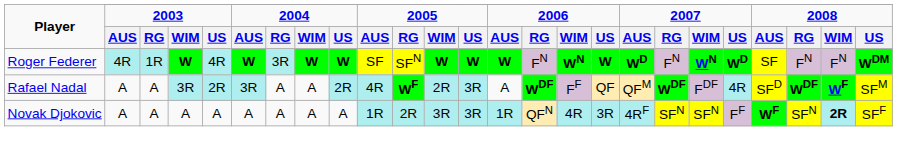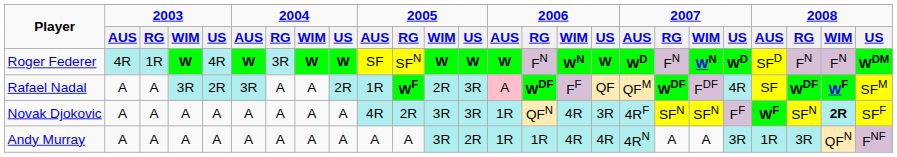(769, 61) SF -> (769, 61) SFD
(375, 87) 4R -> (375, 87) 1R
(505, 87) no background -> (505, 87) pink background
(769, 87) SFD -> (769, 87) SF
(375, 112) 1R -> (375, 112) 4R
+ row: (46, 138)
